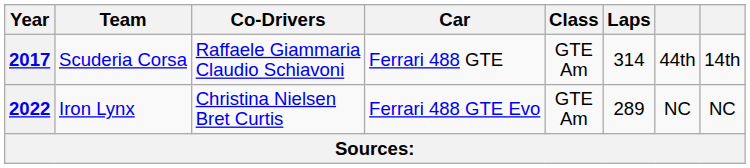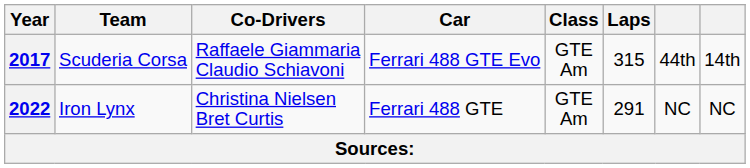(436, 59) Ferrari 488 GTE -> (455, 59) Ferrari 488 GTE Evo
(629, 59) 314 -> (629, 59) 315
(455, 109) Ferrari 488 GTE Evo -> (436, 109) Ferrari 488 GTE
(629, 109) 289 -> (629, 109) 291
